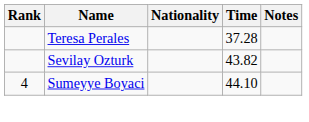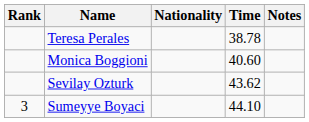(242, 38) 37.28 -> (245, 38) 38.78
+ row: (98, 60)
(242, 60) 43.82 -> (245, 83) 43.62
(24, 83) 4 -> (24, 106) 3
